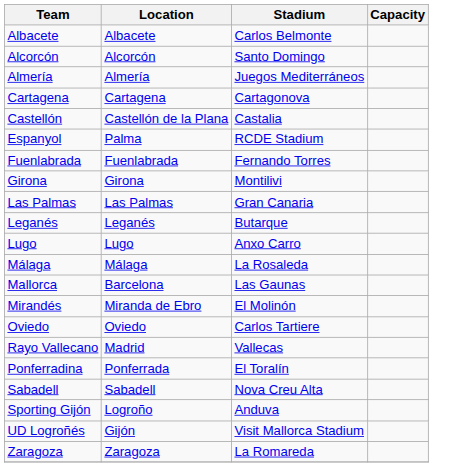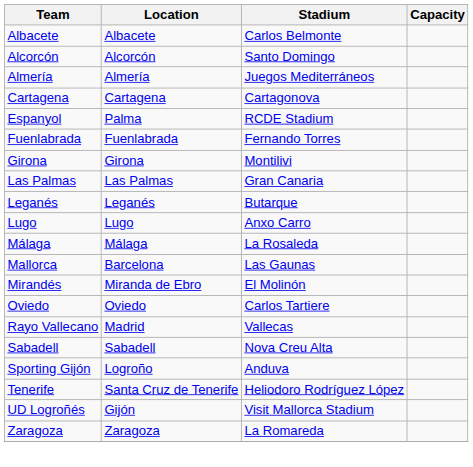- row: (35, 118)
- row: (45, 368)
+ row: (31, 389)
